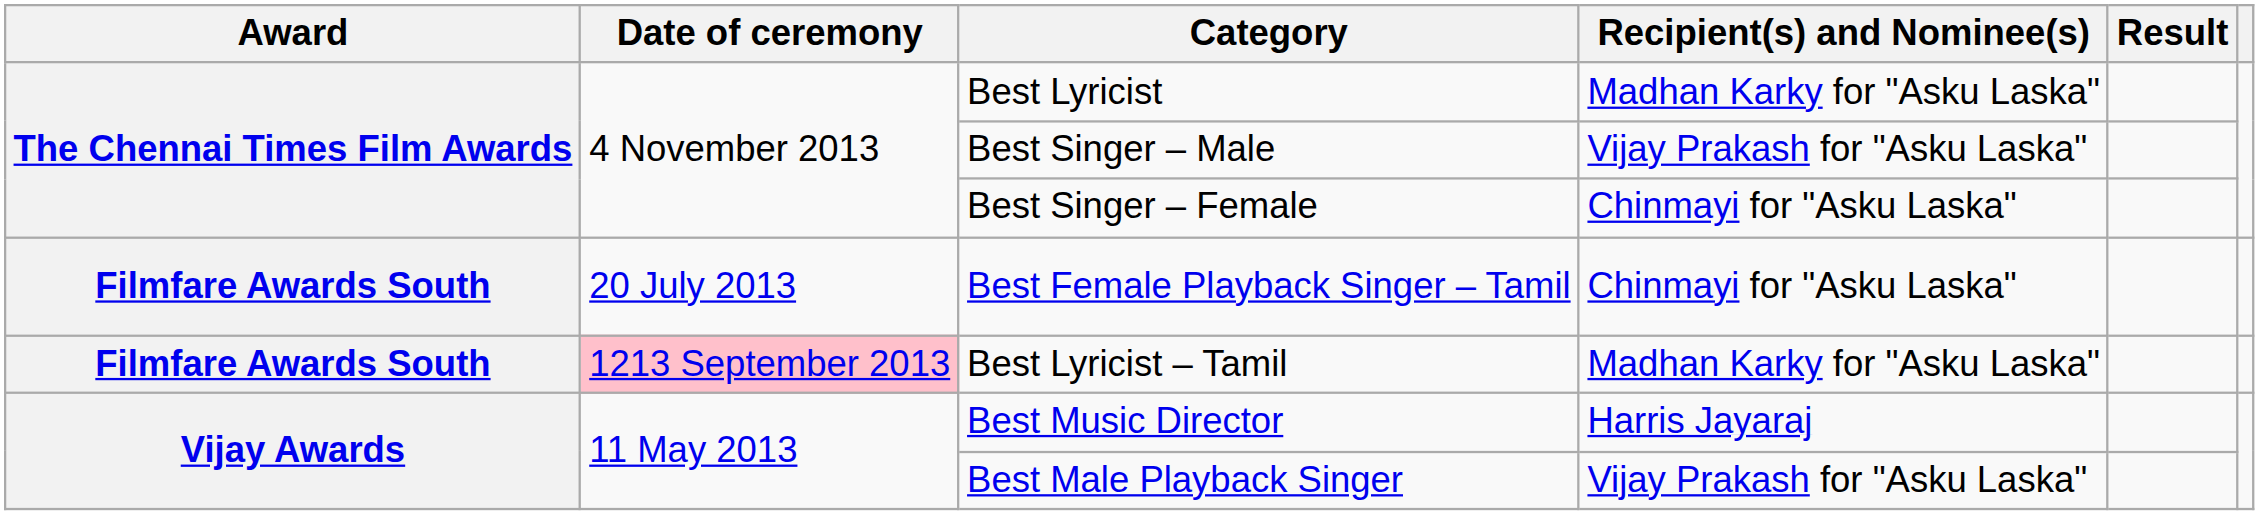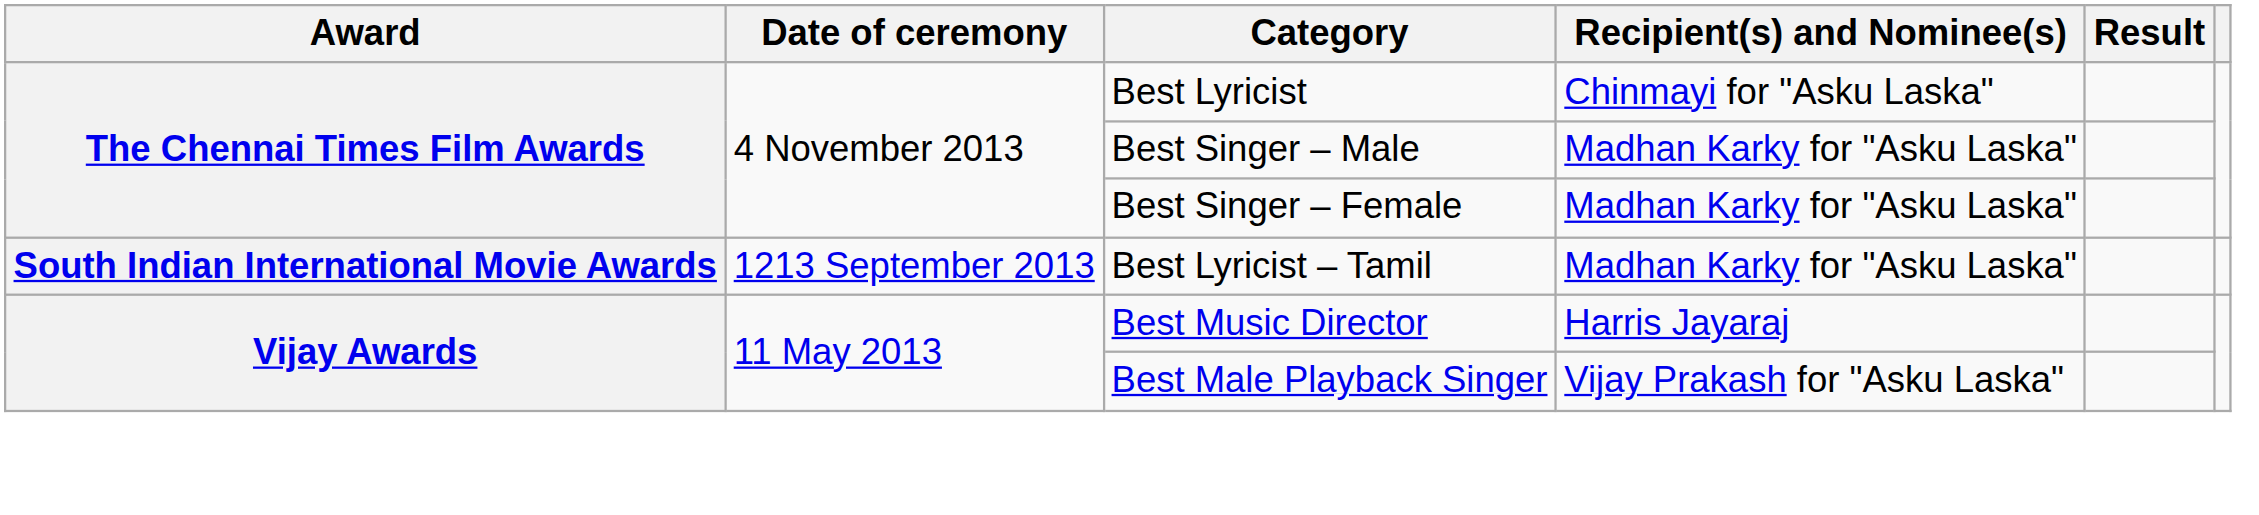(1844, 91) Madhan Karky for "Asku Laska" -> (1779, 91) Chinmayi for "Asku Laska"
(1837, 149) Vijay Prakash for "Asku Laska" -> (1821, 149) Madhan Karky for "Asku Laska"
(1802, 206) Chinmayi for "Asku Laska" -> (1821, 206) Madhan Karky for "Asku Laska"
- row: (1269, 285)
(293, 363) Filmfare Awards South -> (365, 264) South Indian International Movie Awards
(770, 363) pink background -> (914, 264) no background
